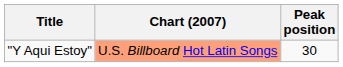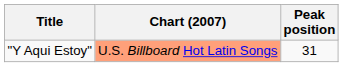(309, 51) 30 -> (309, 51) 31
